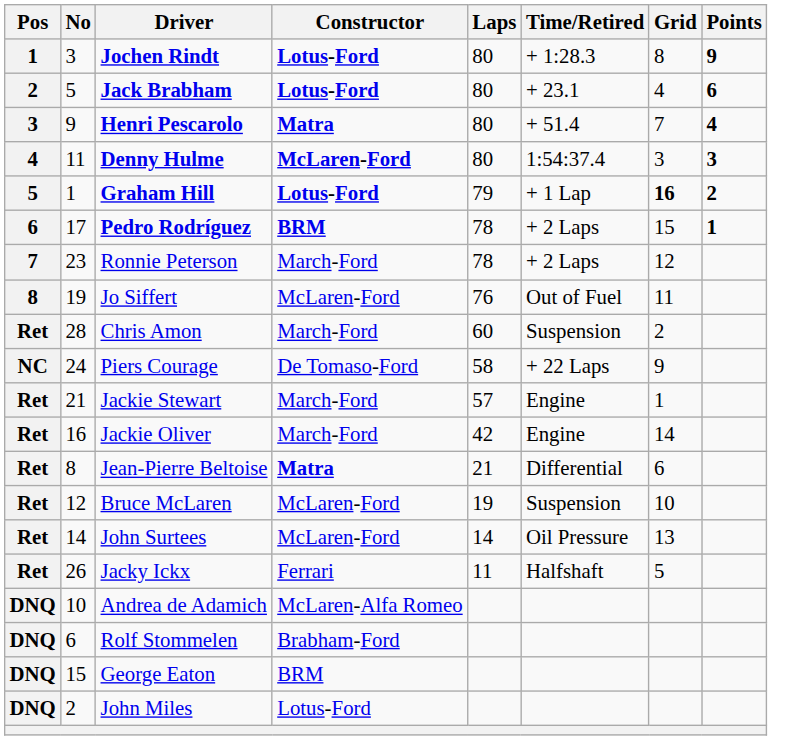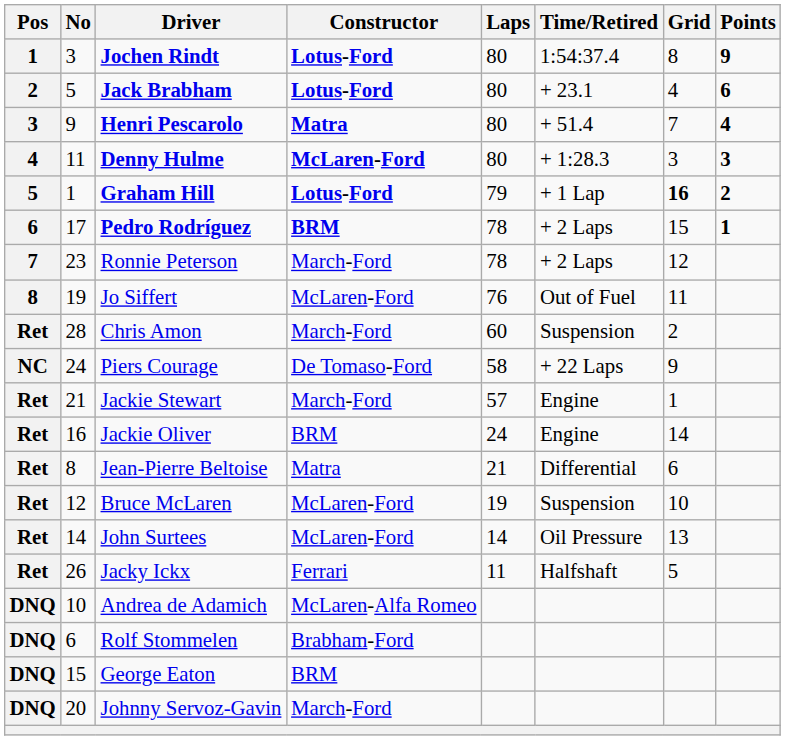(561, 56) + 1:28.3 -> (579, 56) 1:54:37.4
(566, 159) 1:54:37.4 -> (575, 159) + 1:28.3
(327, 433) March-Ford -> (314, 433) BRM
(483, 433) 42 -> (497, 433) 24
(306, 468) bold -> (316, 468) normal
- row: (147, 708)
+ row: (191, 708)
